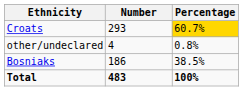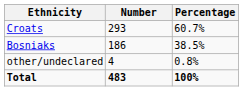(189, 29) gold background -> (189, 29) no background
rows swapped: (31, 61) <-> (55, 45)
